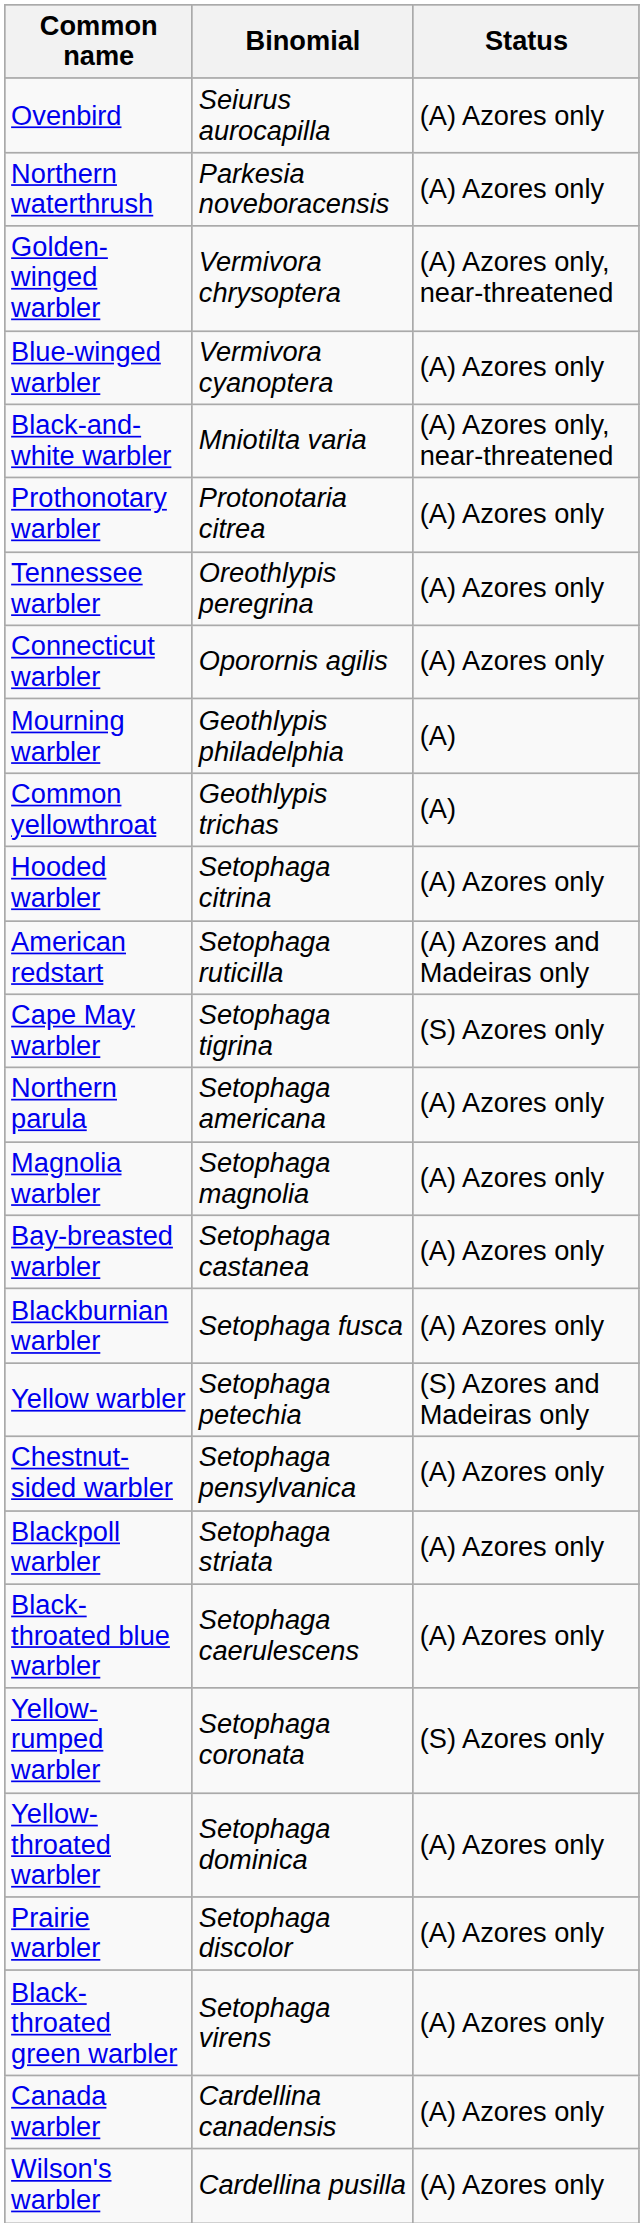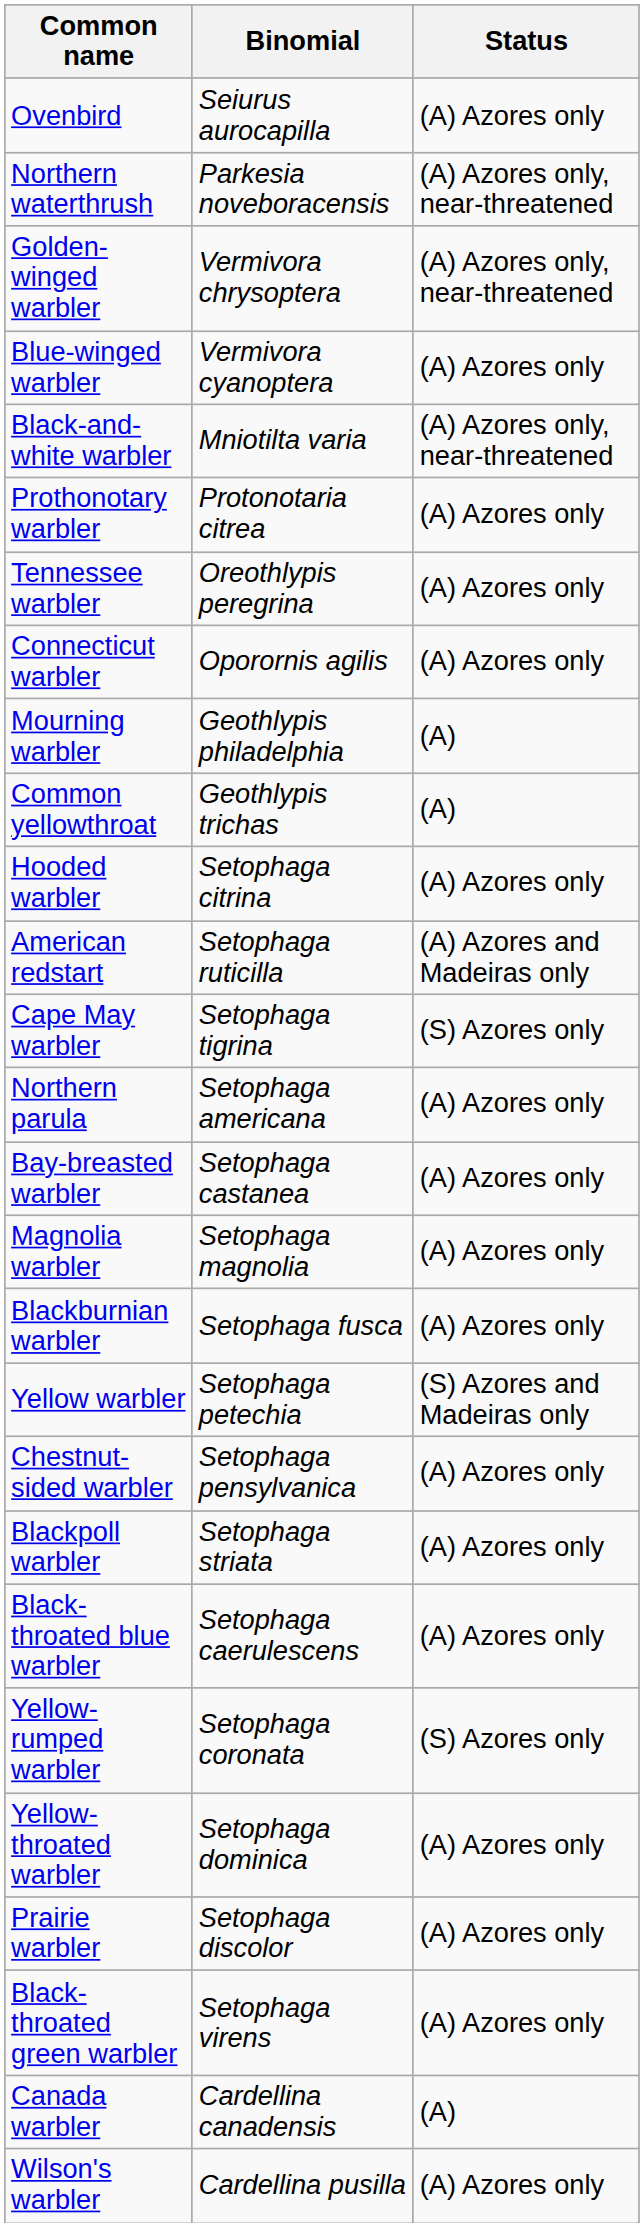(512, 188) (A) Azores only -> (516, 188) (A) Azores only, near-threatened
rows swapped: (66, 1178) <-> (92, 1251)
(512, 2111) (A) Azores only -> (438, 2111) (A)
